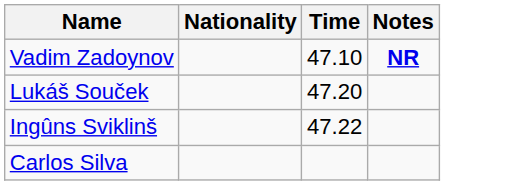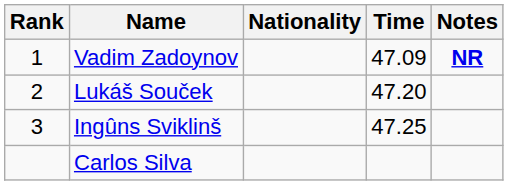+ column: (37, 22)
(335, 57) 47.10 -> (399, 57) 47.09
(335, 127) 47.22 -> (399, 127) 47.25
